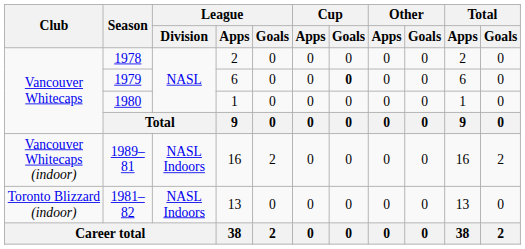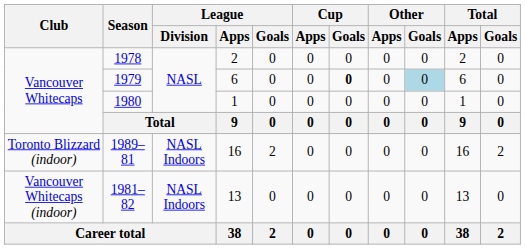(425, 79) no background -> (425, 79) lightblue background
(54, 159) Vancouver Whitecaps (indoor) -> (54, 152) Toronto Blizzard (indoor)
(54, 204) Toronto Blizzard (indoor) -> (54, 196) Vancouver Whitecaps (indoor)
